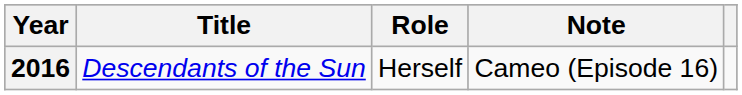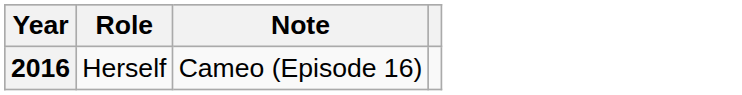- column: (224, 25)
